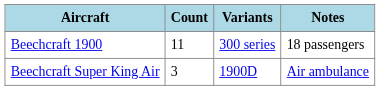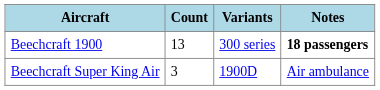(178, 44) 11 -> (178, 44) 13
(326, 44) normal -> (327, 44) bold
